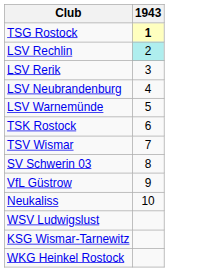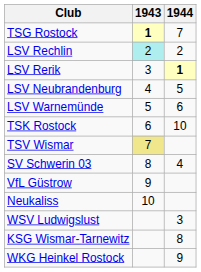+ column: (180, 13)
(148, 145) no background -> (148, 145) khaki background
